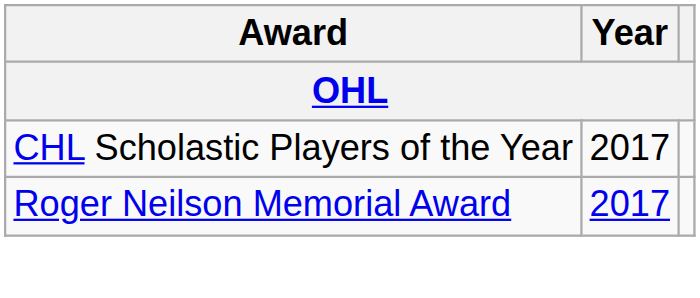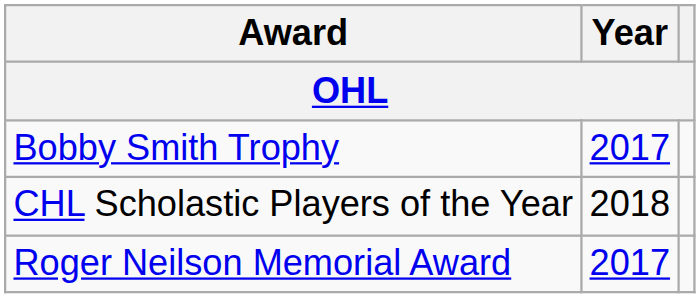+ row: (176, 147)
(630, 147) 2017 -> (630, 205) 2018
